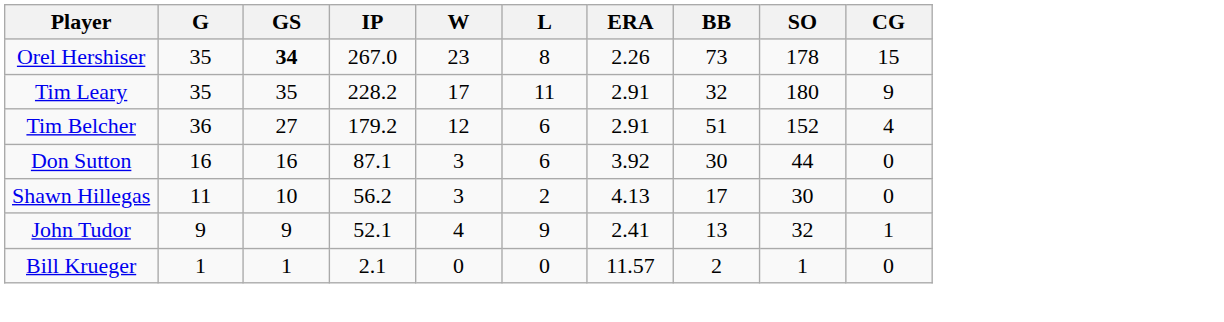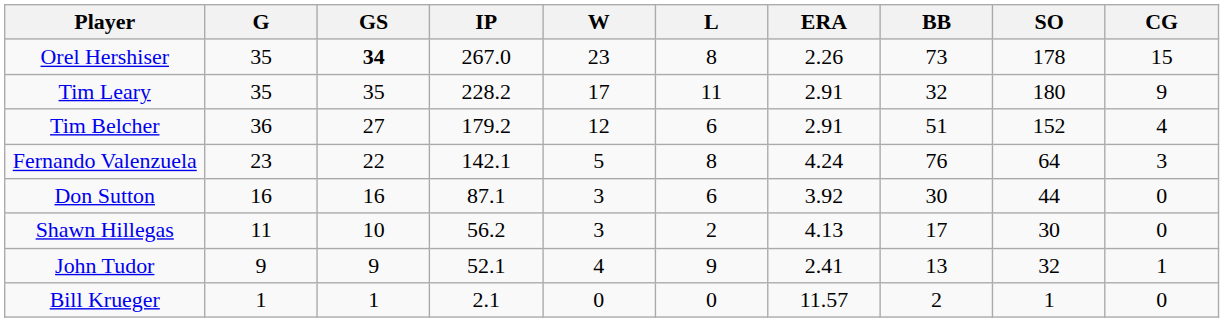+ row: (105, 160)
